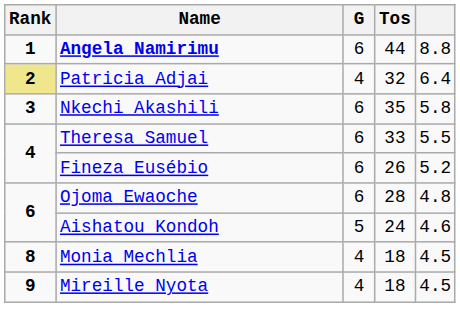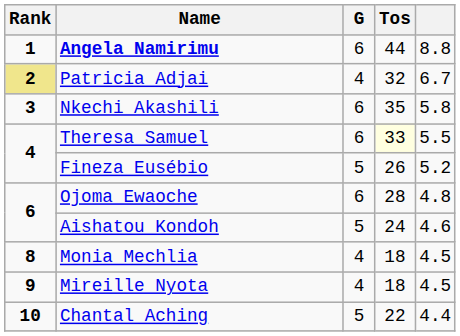(435, 79) 6.4 -> (435, 79) 6.7
(395, 138) no background -> (395, 138) lightyellow background
(359, 168) 6 -> (359, 168) 5
+ row: (134, 316)
